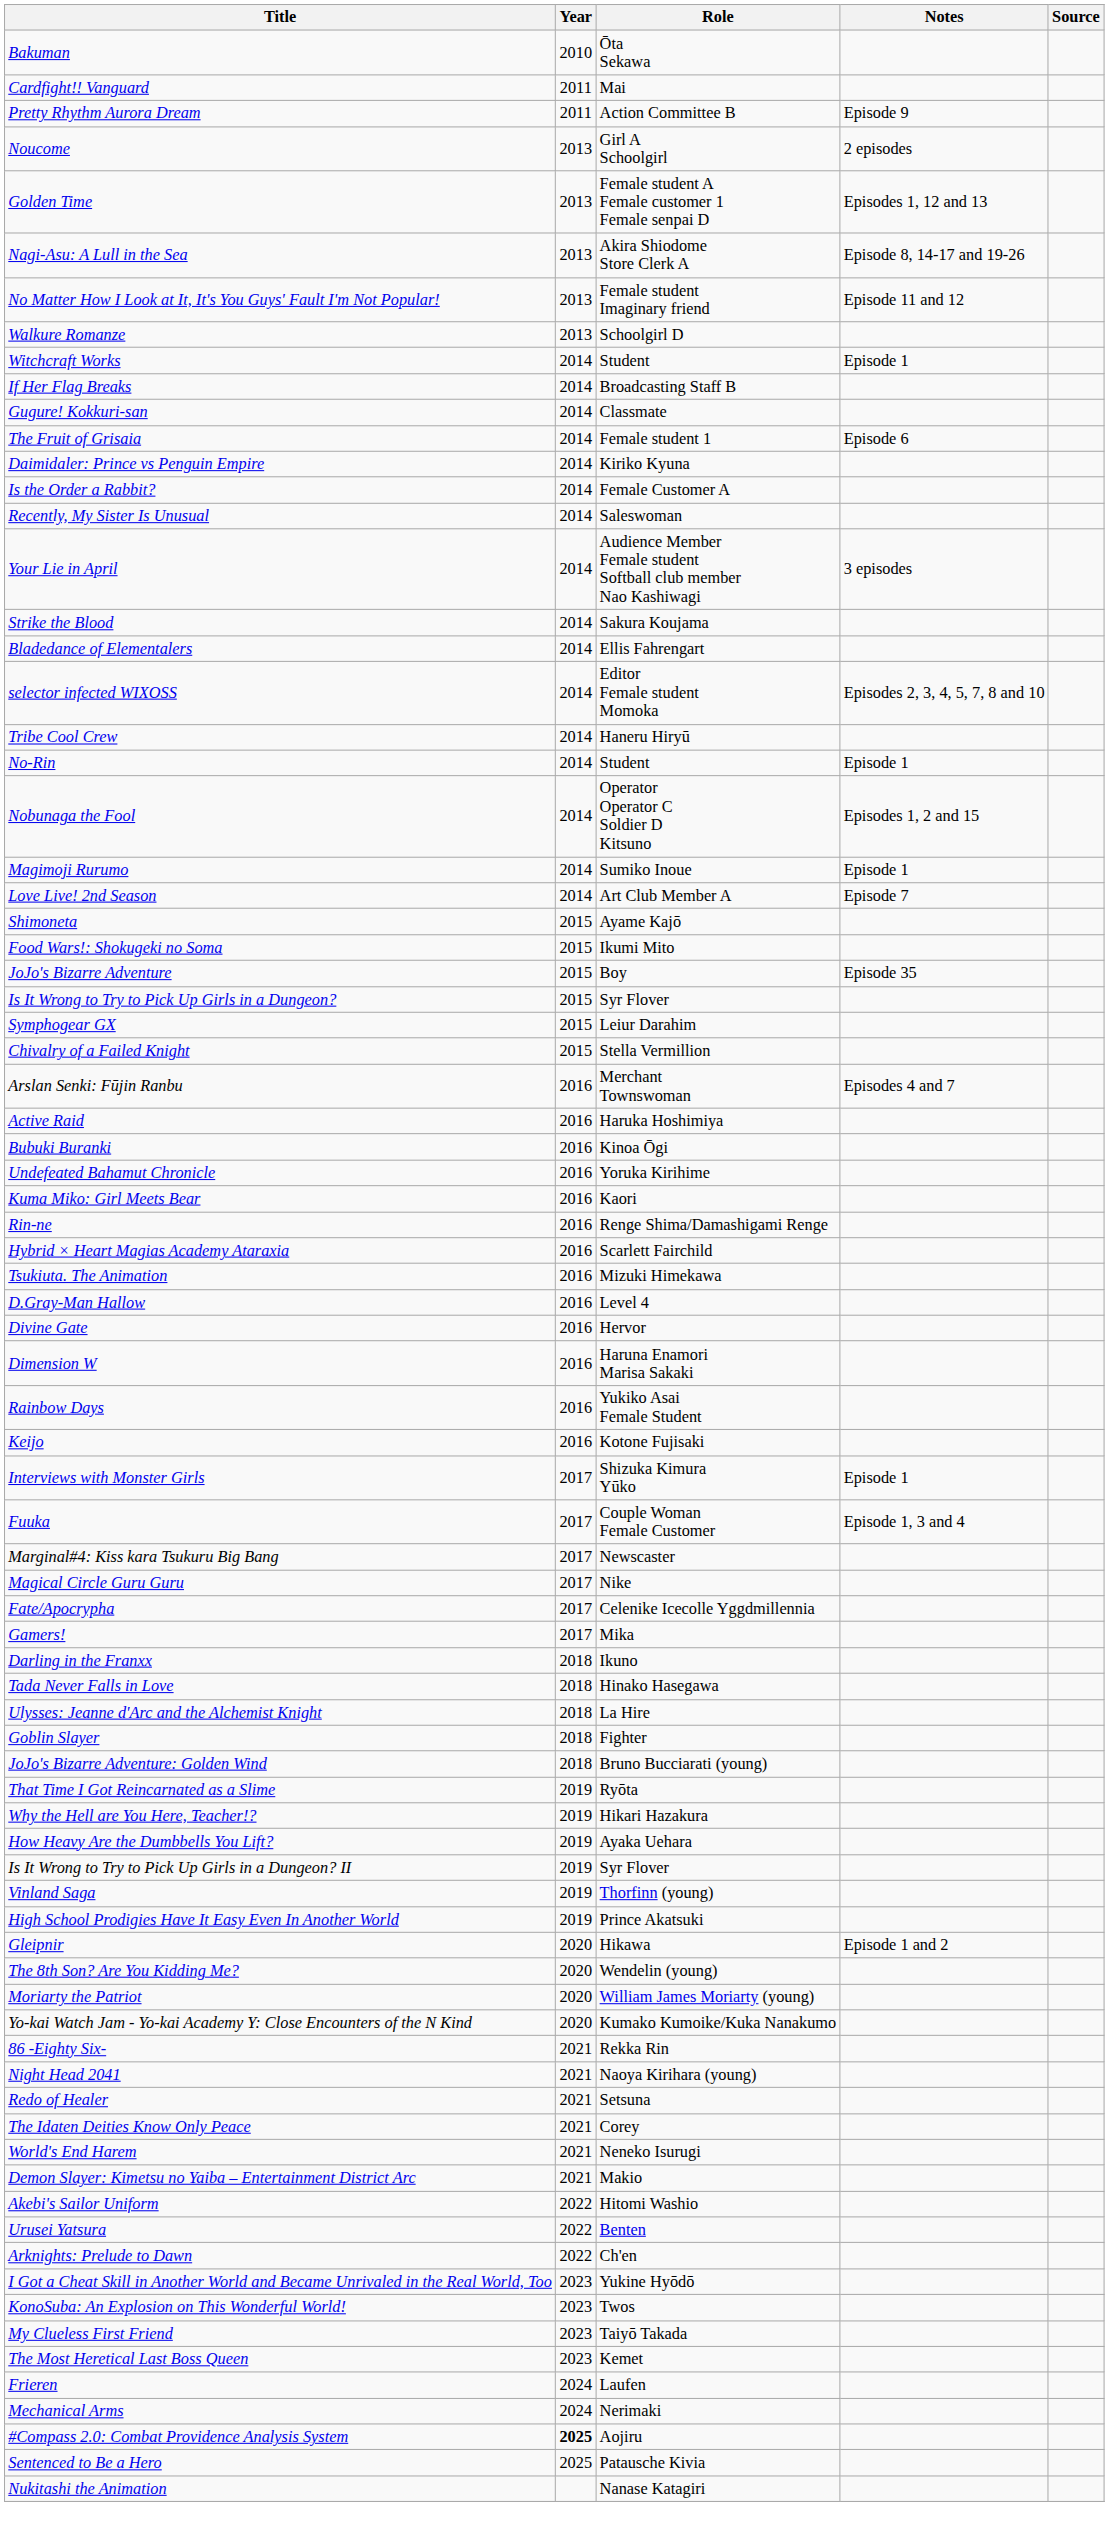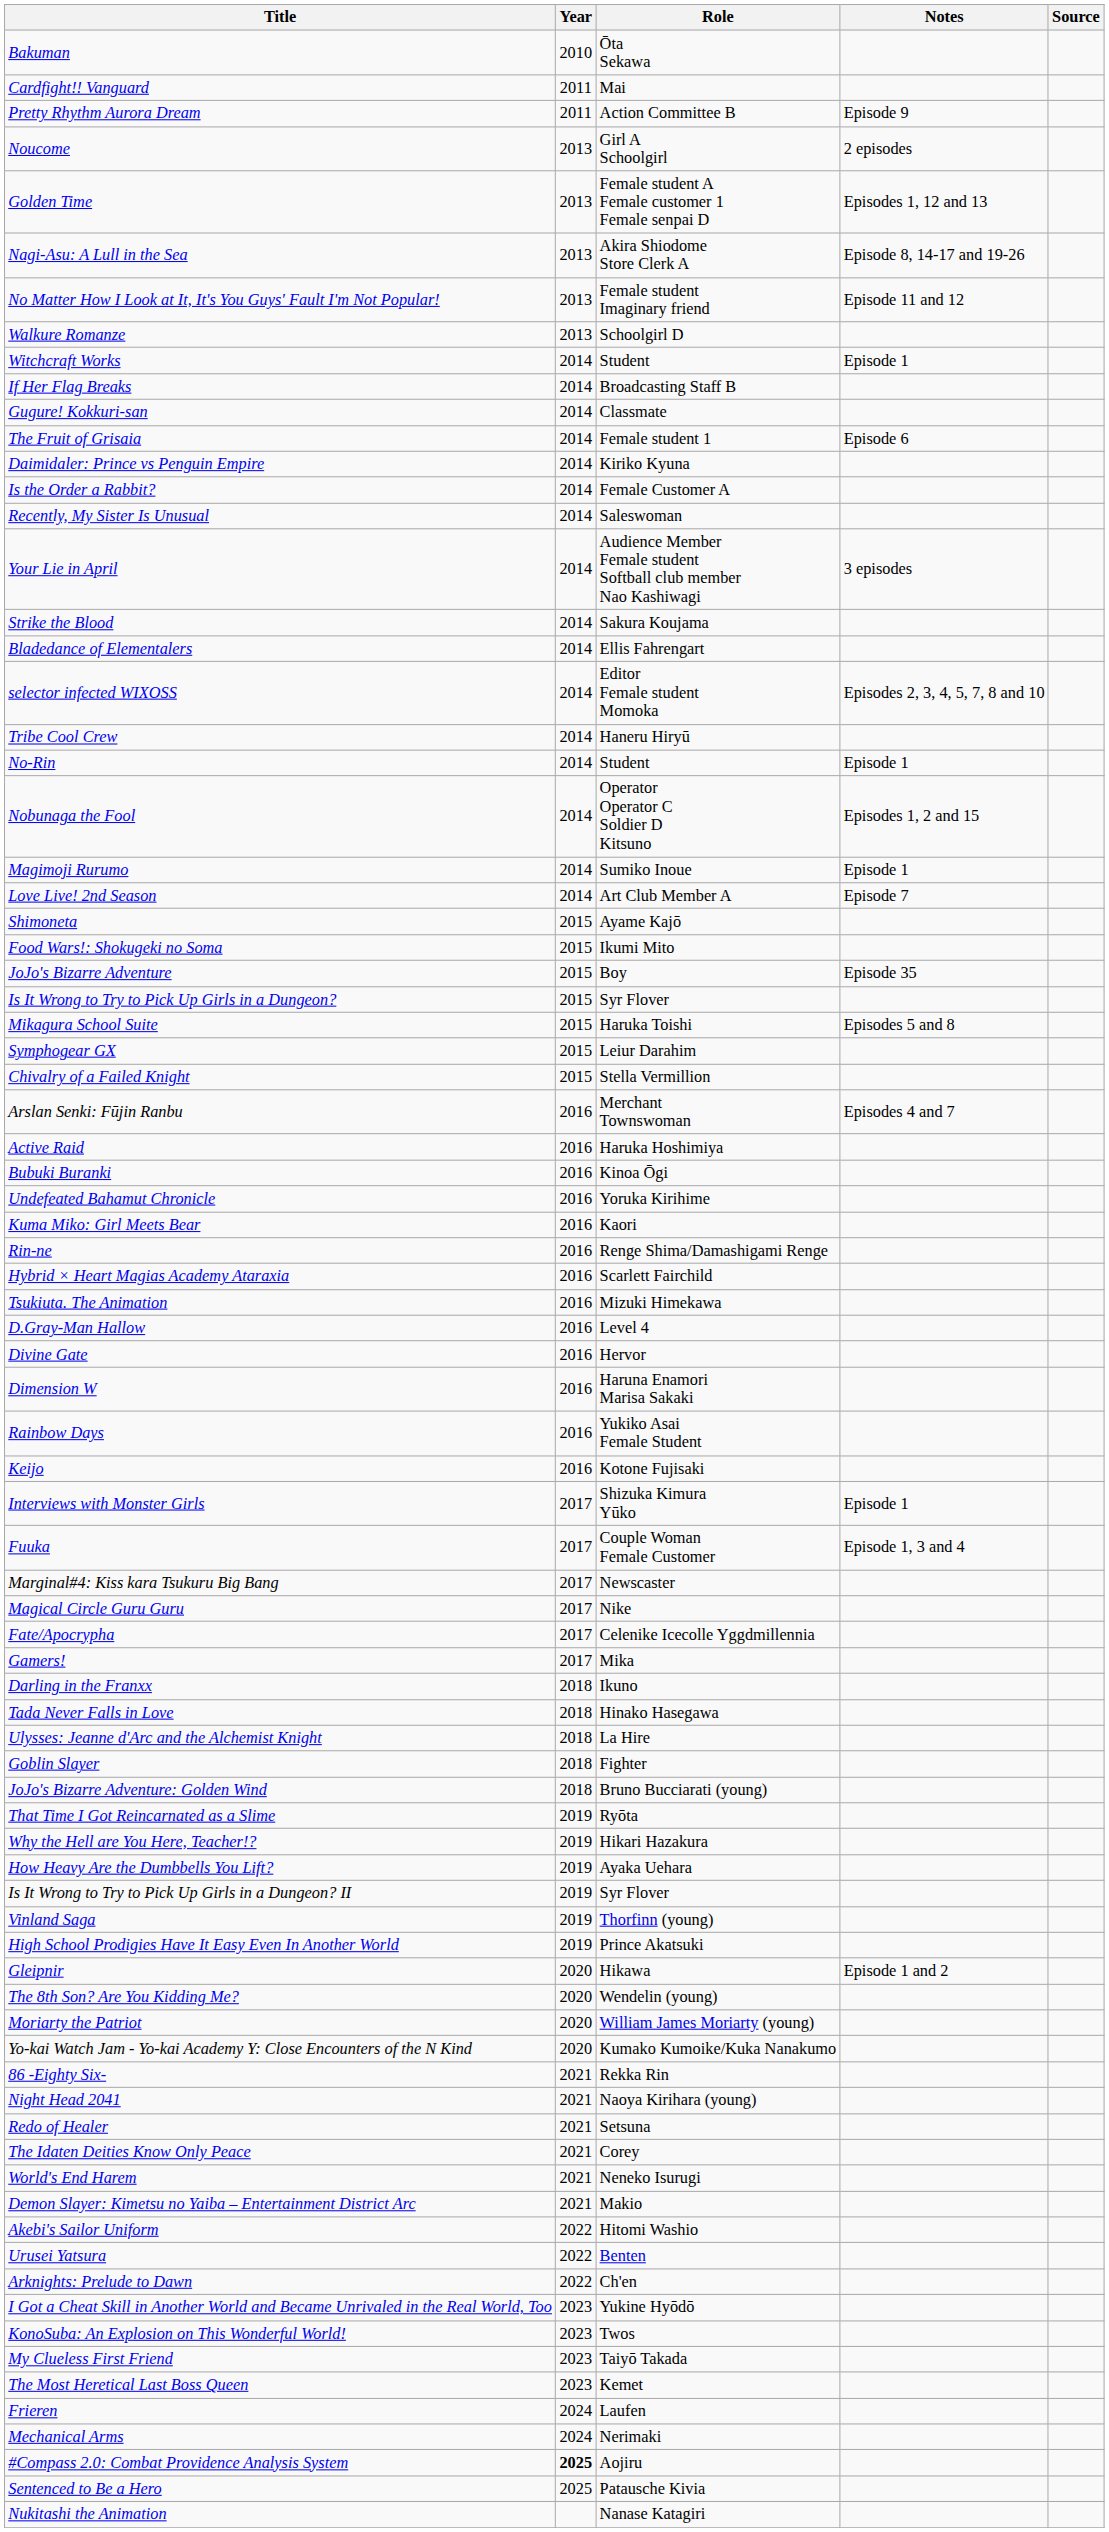+ row: (83, 1025)
